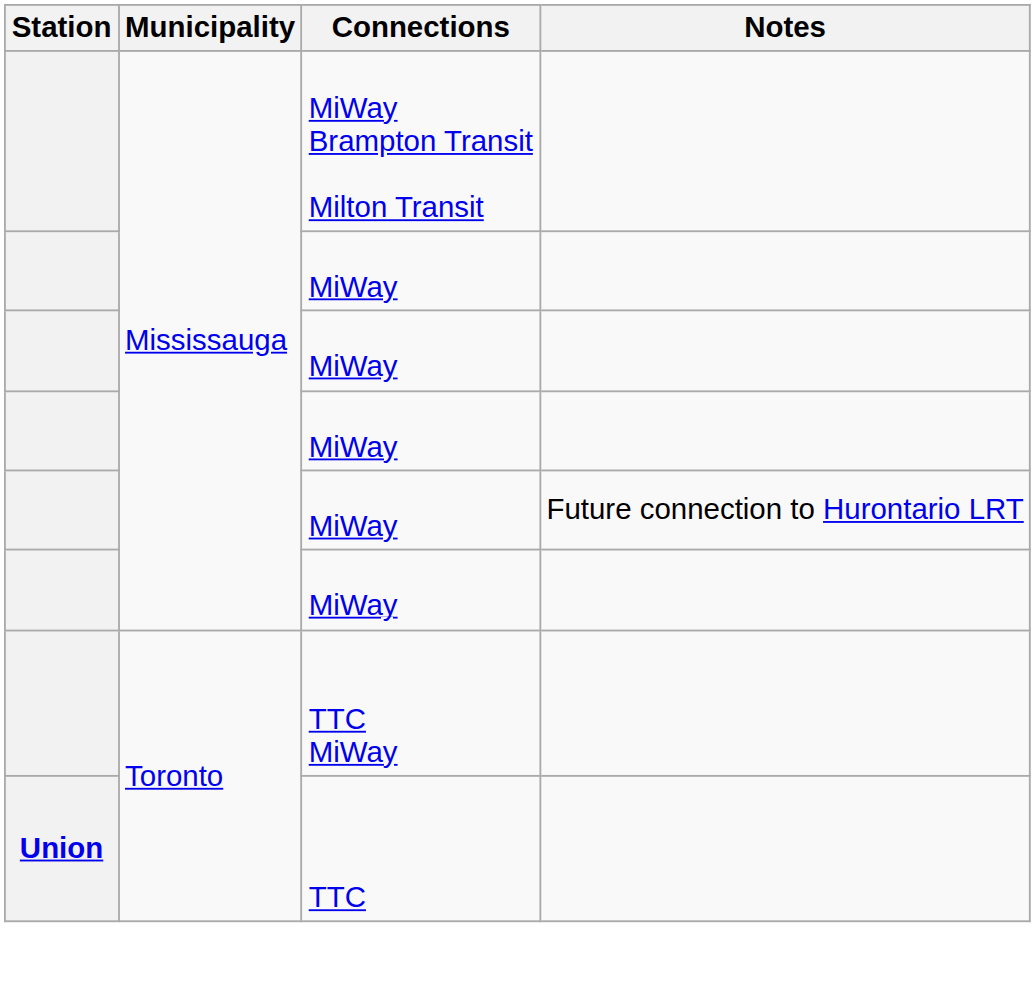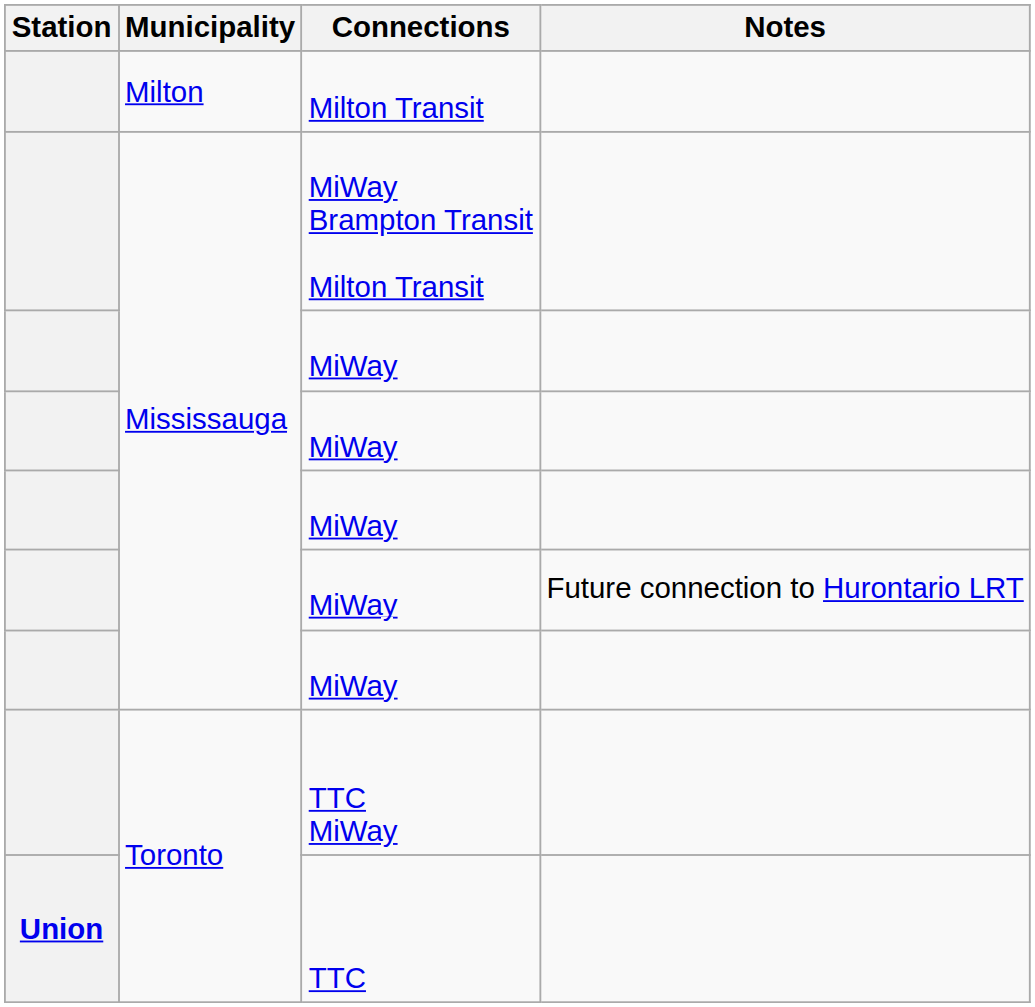+ row: (396, 107)
